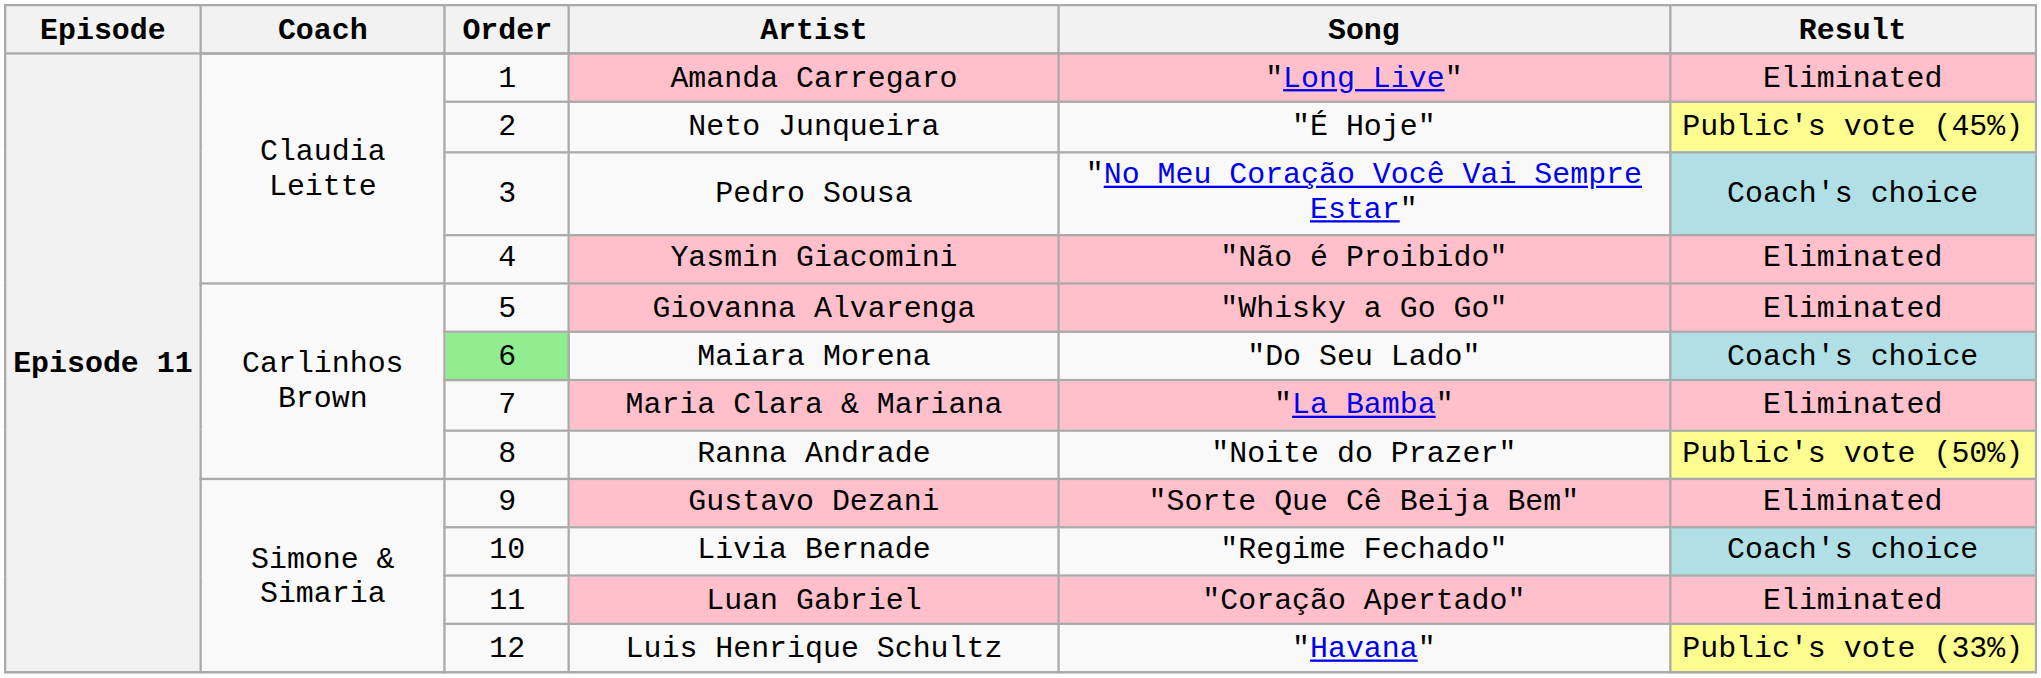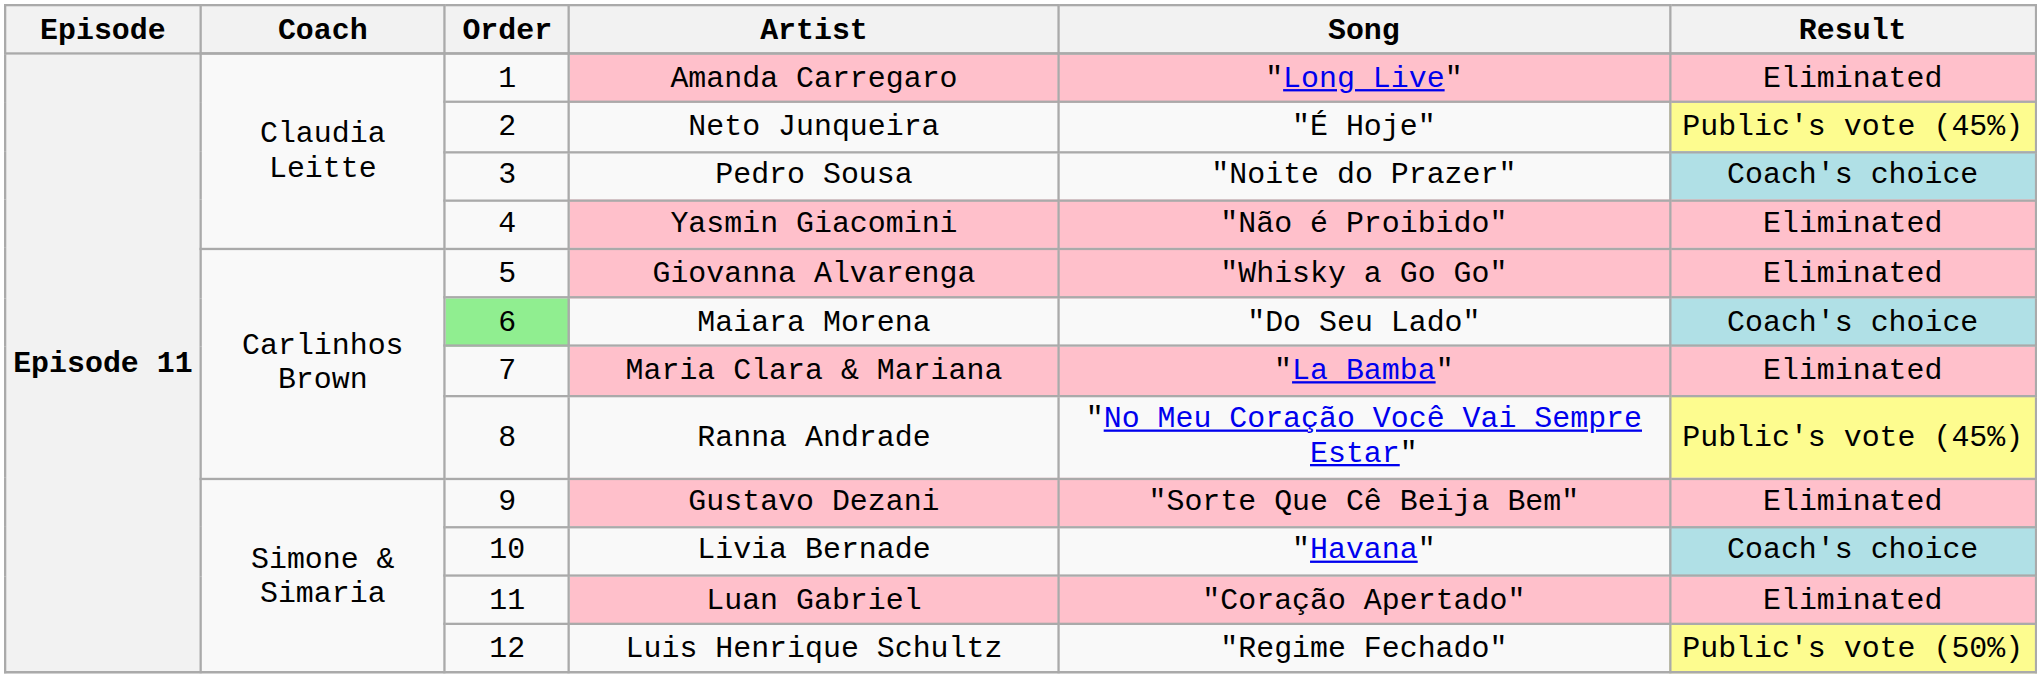(1364, 193) "No Meu Coração Você Vai Sempre Estar" -> (1364, 176) "Noite do Prazer"
(1364, 454) "Noite do Prazer" -> (1364, 437) "No Meu Coração Você Vai Sempre Estar"
(1853, 454) Public's vote (50%) -> (1853, 437) Public's vote (45%)
(1364, 551) "Regime Fechado" -> (1364, 551) "Havana"
(1364, 649) "Havana" -> (1364, 649) "Regime Fechado"
(1853, 649) Public's vote (33%) -> (1853, 649) Public's vote (50%)
